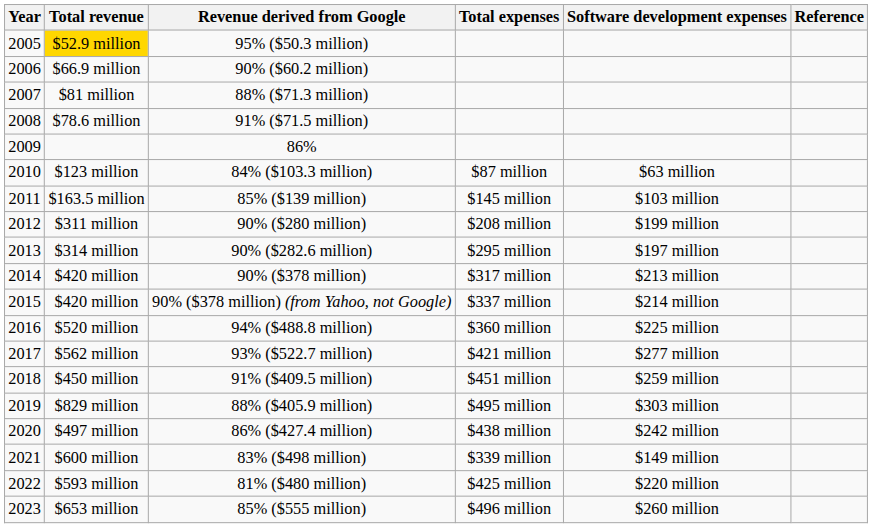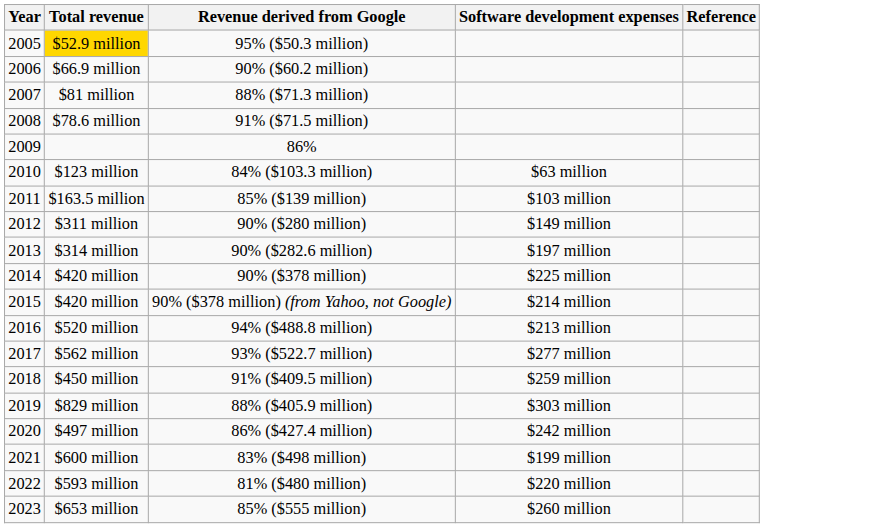- column: (509, 17)
(677, 224) $199 million -> (569, 224) $149 million
(677, 276) $213 million -> (569, 276) $225 million
(677, 328) $225 million -> (569, 328) $213 million
(677, 457) $149 million -> (569, 457) $199 million
